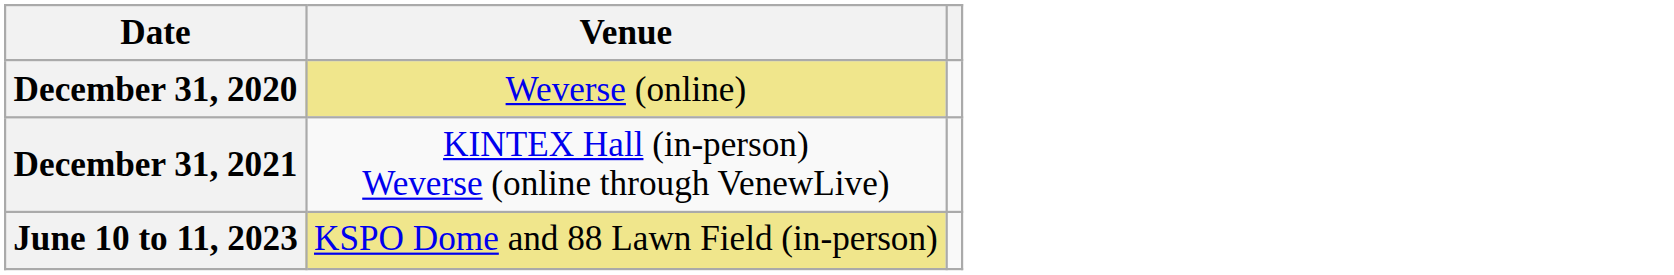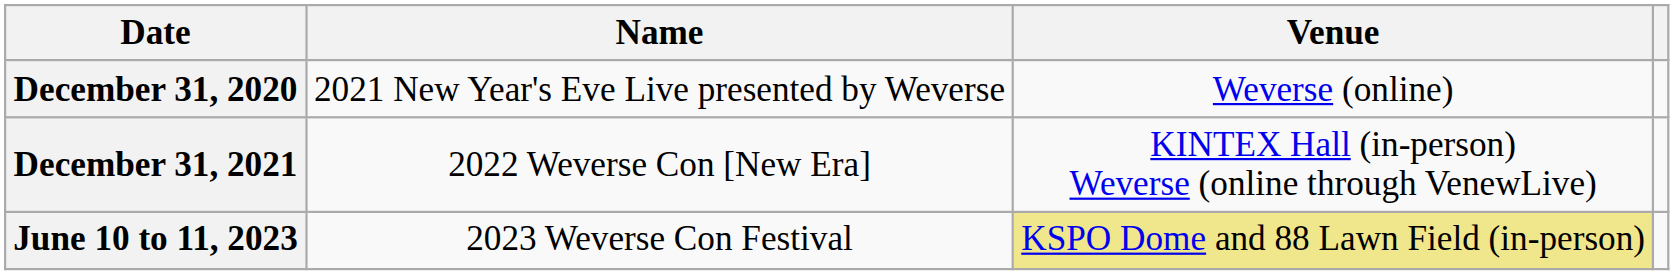+ column: (660, 32)
(626, 88) khaki background -> (1333, 88) no background
